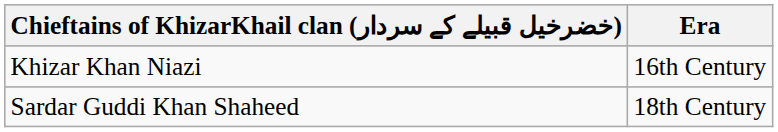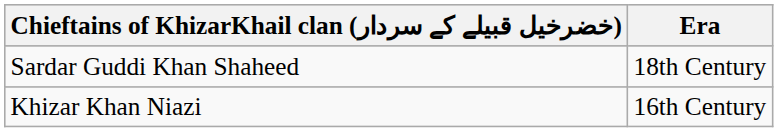rows swapped: (106, 66) <-> (155, 106)
